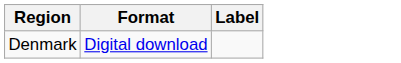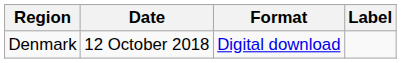+ column: (147, 17)
